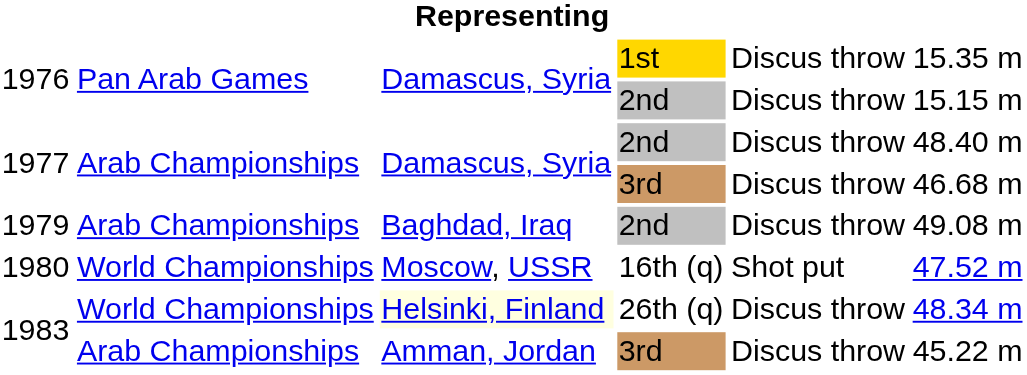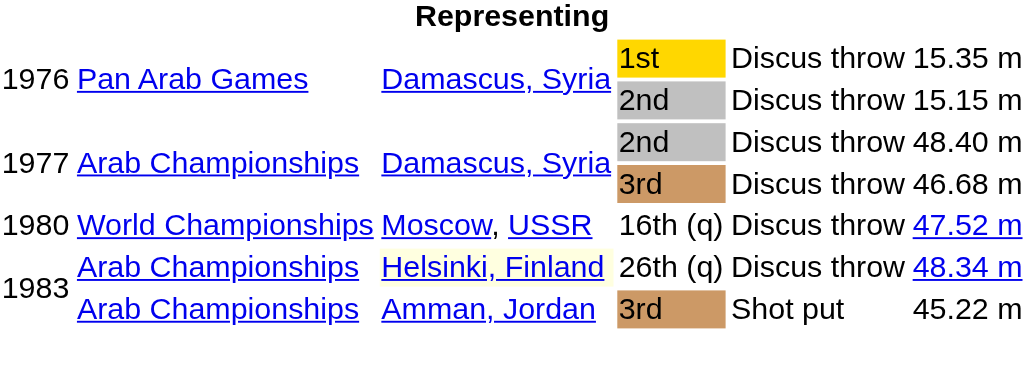- row: (36, 225)
(788, 267) Shot put -> (818, 225) Discus throw
(225, 308) World Championships -> (218, 267) Arab Championships
(818, 350) Discus throw -> (788, 308) Shot put
